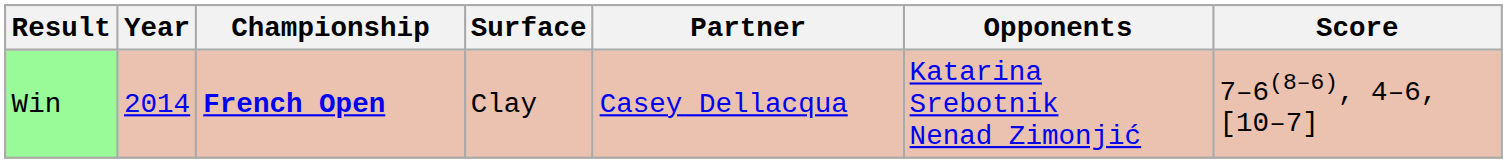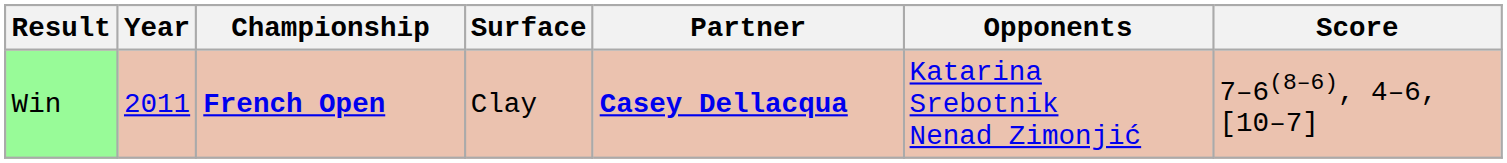(157, 104) 2014 -> (157, 104) 2011
(724, 104) normal -> (724, 104) bold
